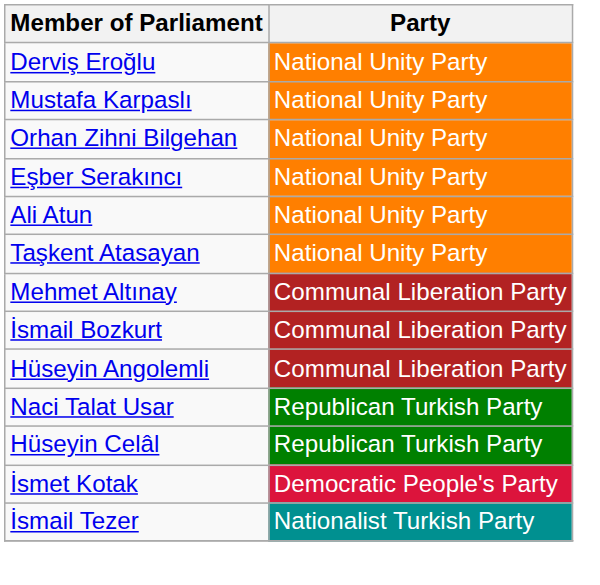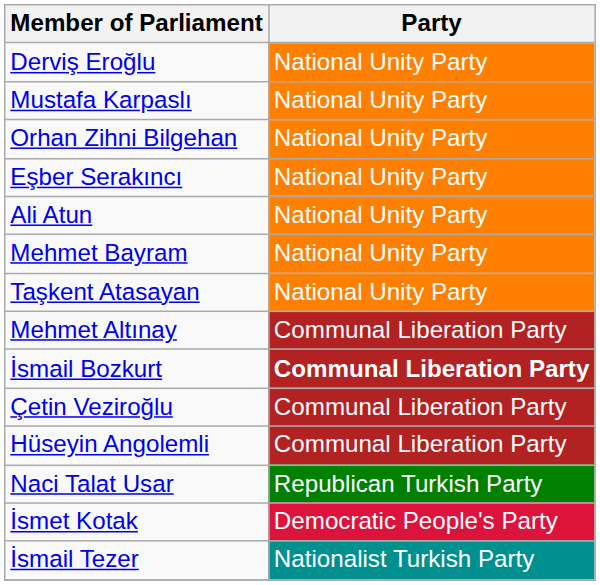+ row: (99, 253)
(420, 330) normal -> (432, 368) bold
+ row: (92, 406)
- row: (85, 445)
